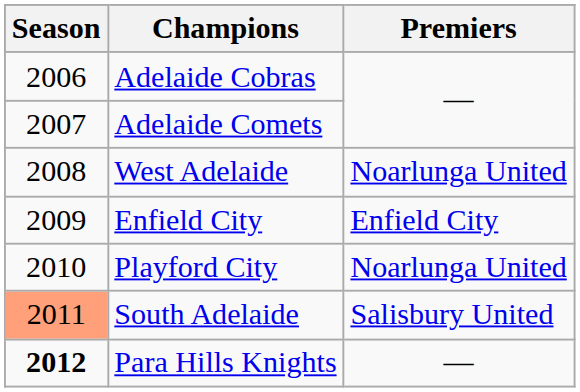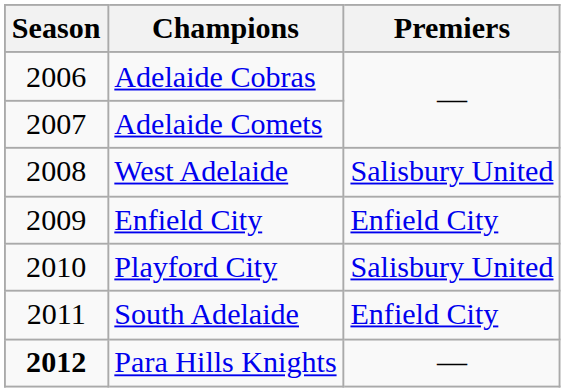(459, 171) Noarlunga United -> (452, 171) Salisbury United
(459, 266) Noarlunga United -> (452, 266) Salisbury United
(56, 314) lightsalmon background -> (56, 314) no background
(452, 314) Salisbury United -> (424, 314) Enfield City
